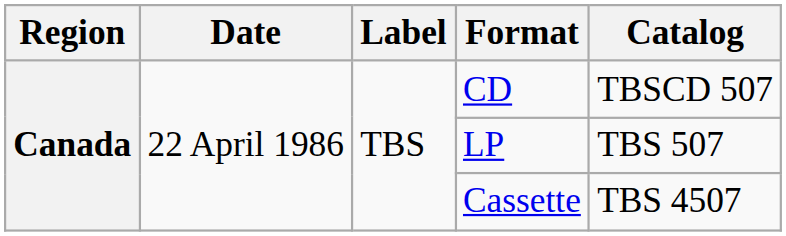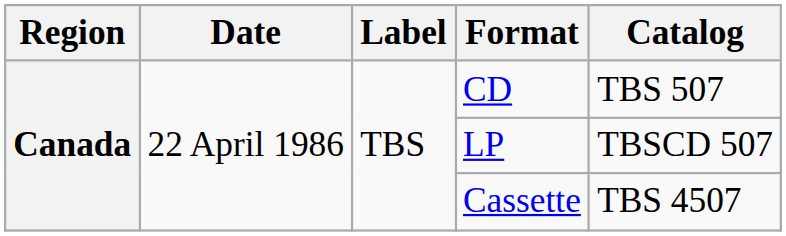(685, 88) TBSCD 507 -> (661, 88) TBS 507
(661, 144) TBS 507 -> (685, 144) TBSCD 507
